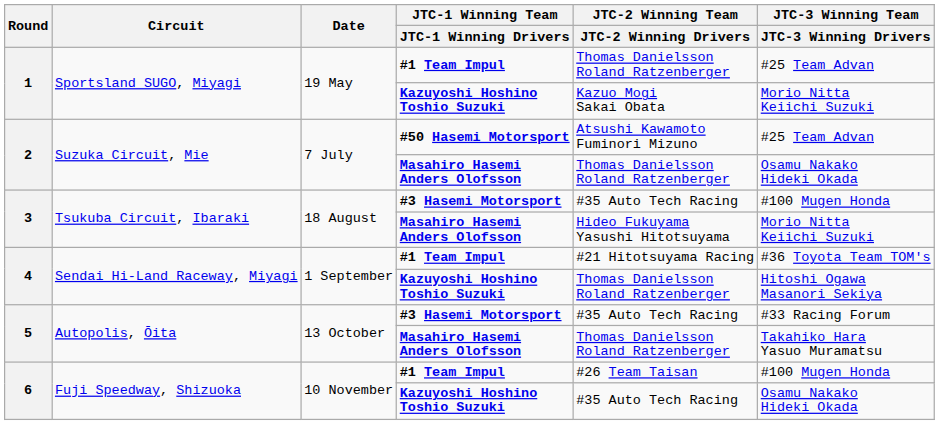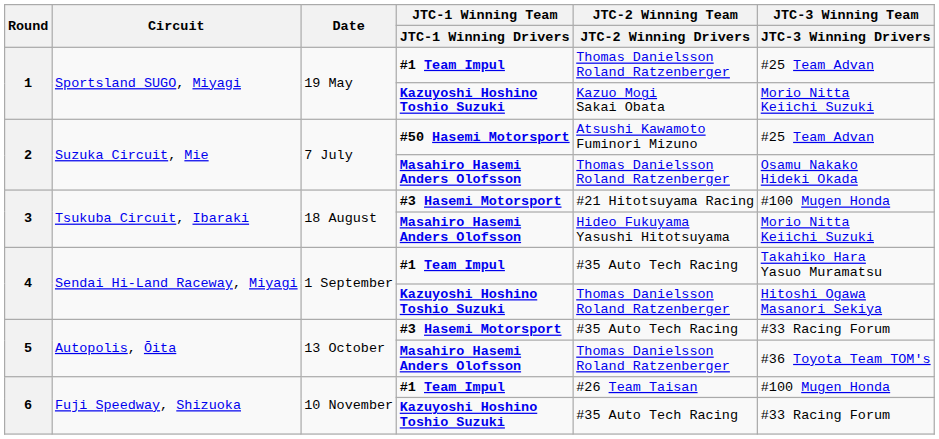(657, 201) #35 Auto Tech Racing -> (665, 201) #21 Hitotsuyama Racing
(665, 258) #21 Hitotsuyama Racing -> (657, 266) #35 Auto Tech Racing
(846, 258) #36 Toyota Team TOM's -> (821, 266) Takahiko Hara Yasuo Muramatsu
(821, 344) Takahiko Hara Yasuo Muramatsu -> (846, 359) #36 Toyota Team TOM's
(809, 401) Osamu Nakako Hideki Okada -> (825, 416) #33 Racing Forum
